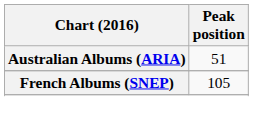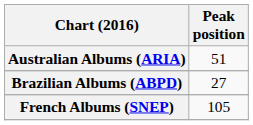+ row: (97, 82)
